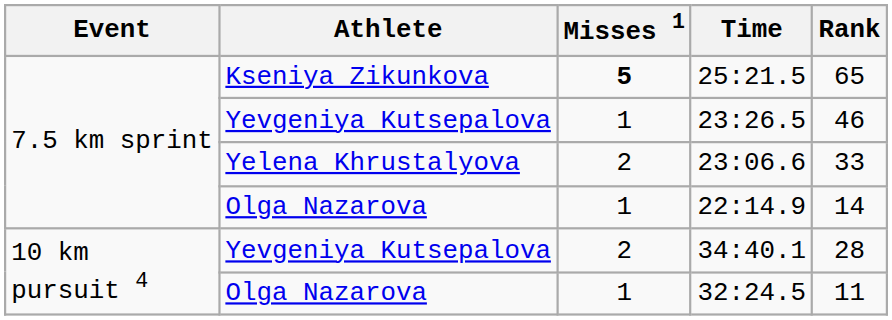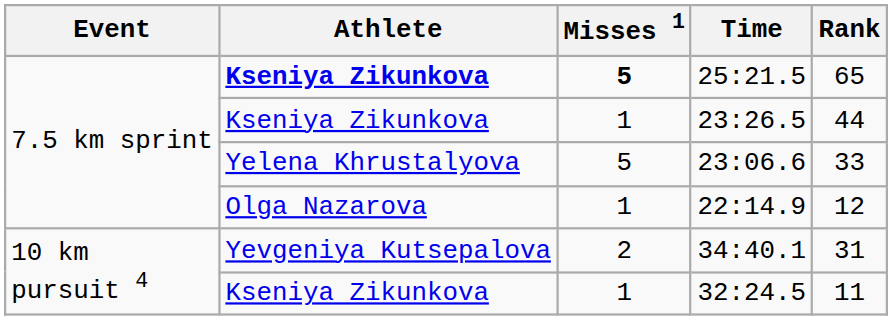(357, 76) normal -> (357, 76) bold
(388, 120) Yevgeniya Kutsepalova -> (357, 120) Kseniya Zikunkova
(849, 120) 46 -> (849, 120) 44
(624, 163) 2 -> (624, 163) 5
(849, 207) 14 -> (849, 207) 12
(849, 250) 28 -> (849, 250) 31
(326, 294) Olga Nazarova -> (357, 294) Kseniya Zikunkova
